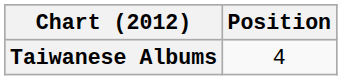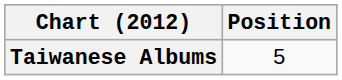(279, 58) 4 -> (279, 58) 5
